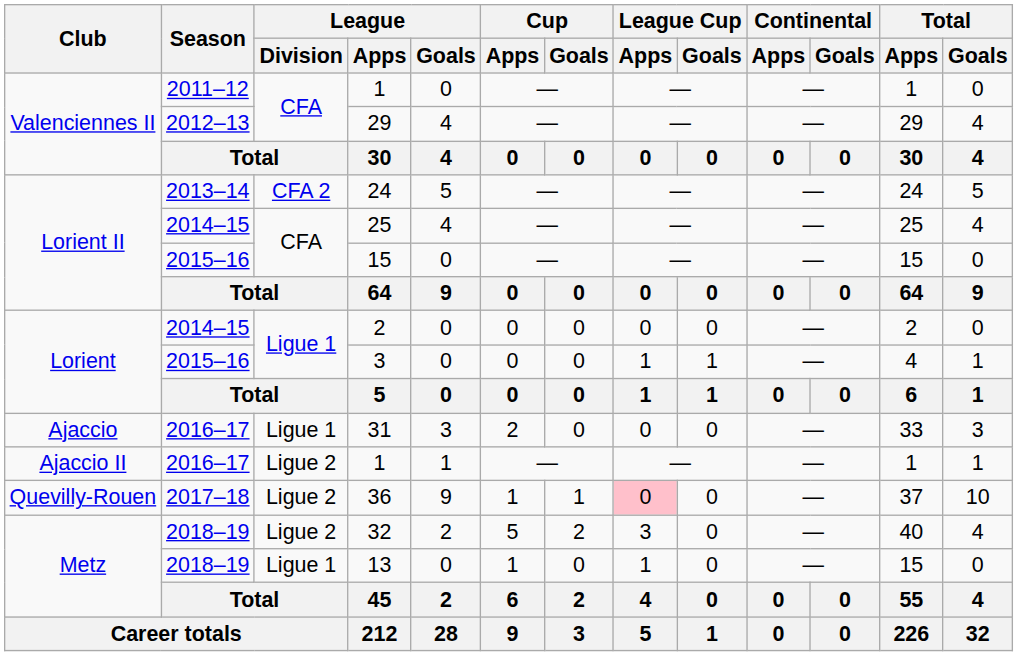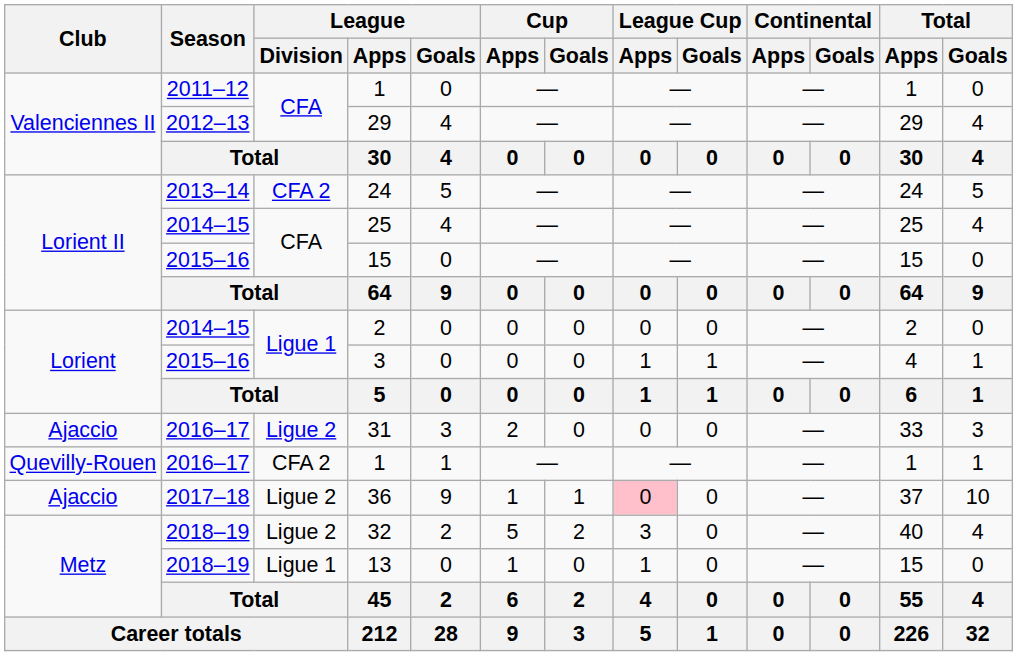(301, 429) Ligue 1 -> (301, 429) Ligue 2
(83, 463) Ajaccio II -> (83, 463) Quevilly-Rouen
(301, 463) Ligue 2 -> (301, 463) CFA 2
(83, 497) Quevilly-Rouen -> (83, 497) Ajaccio
